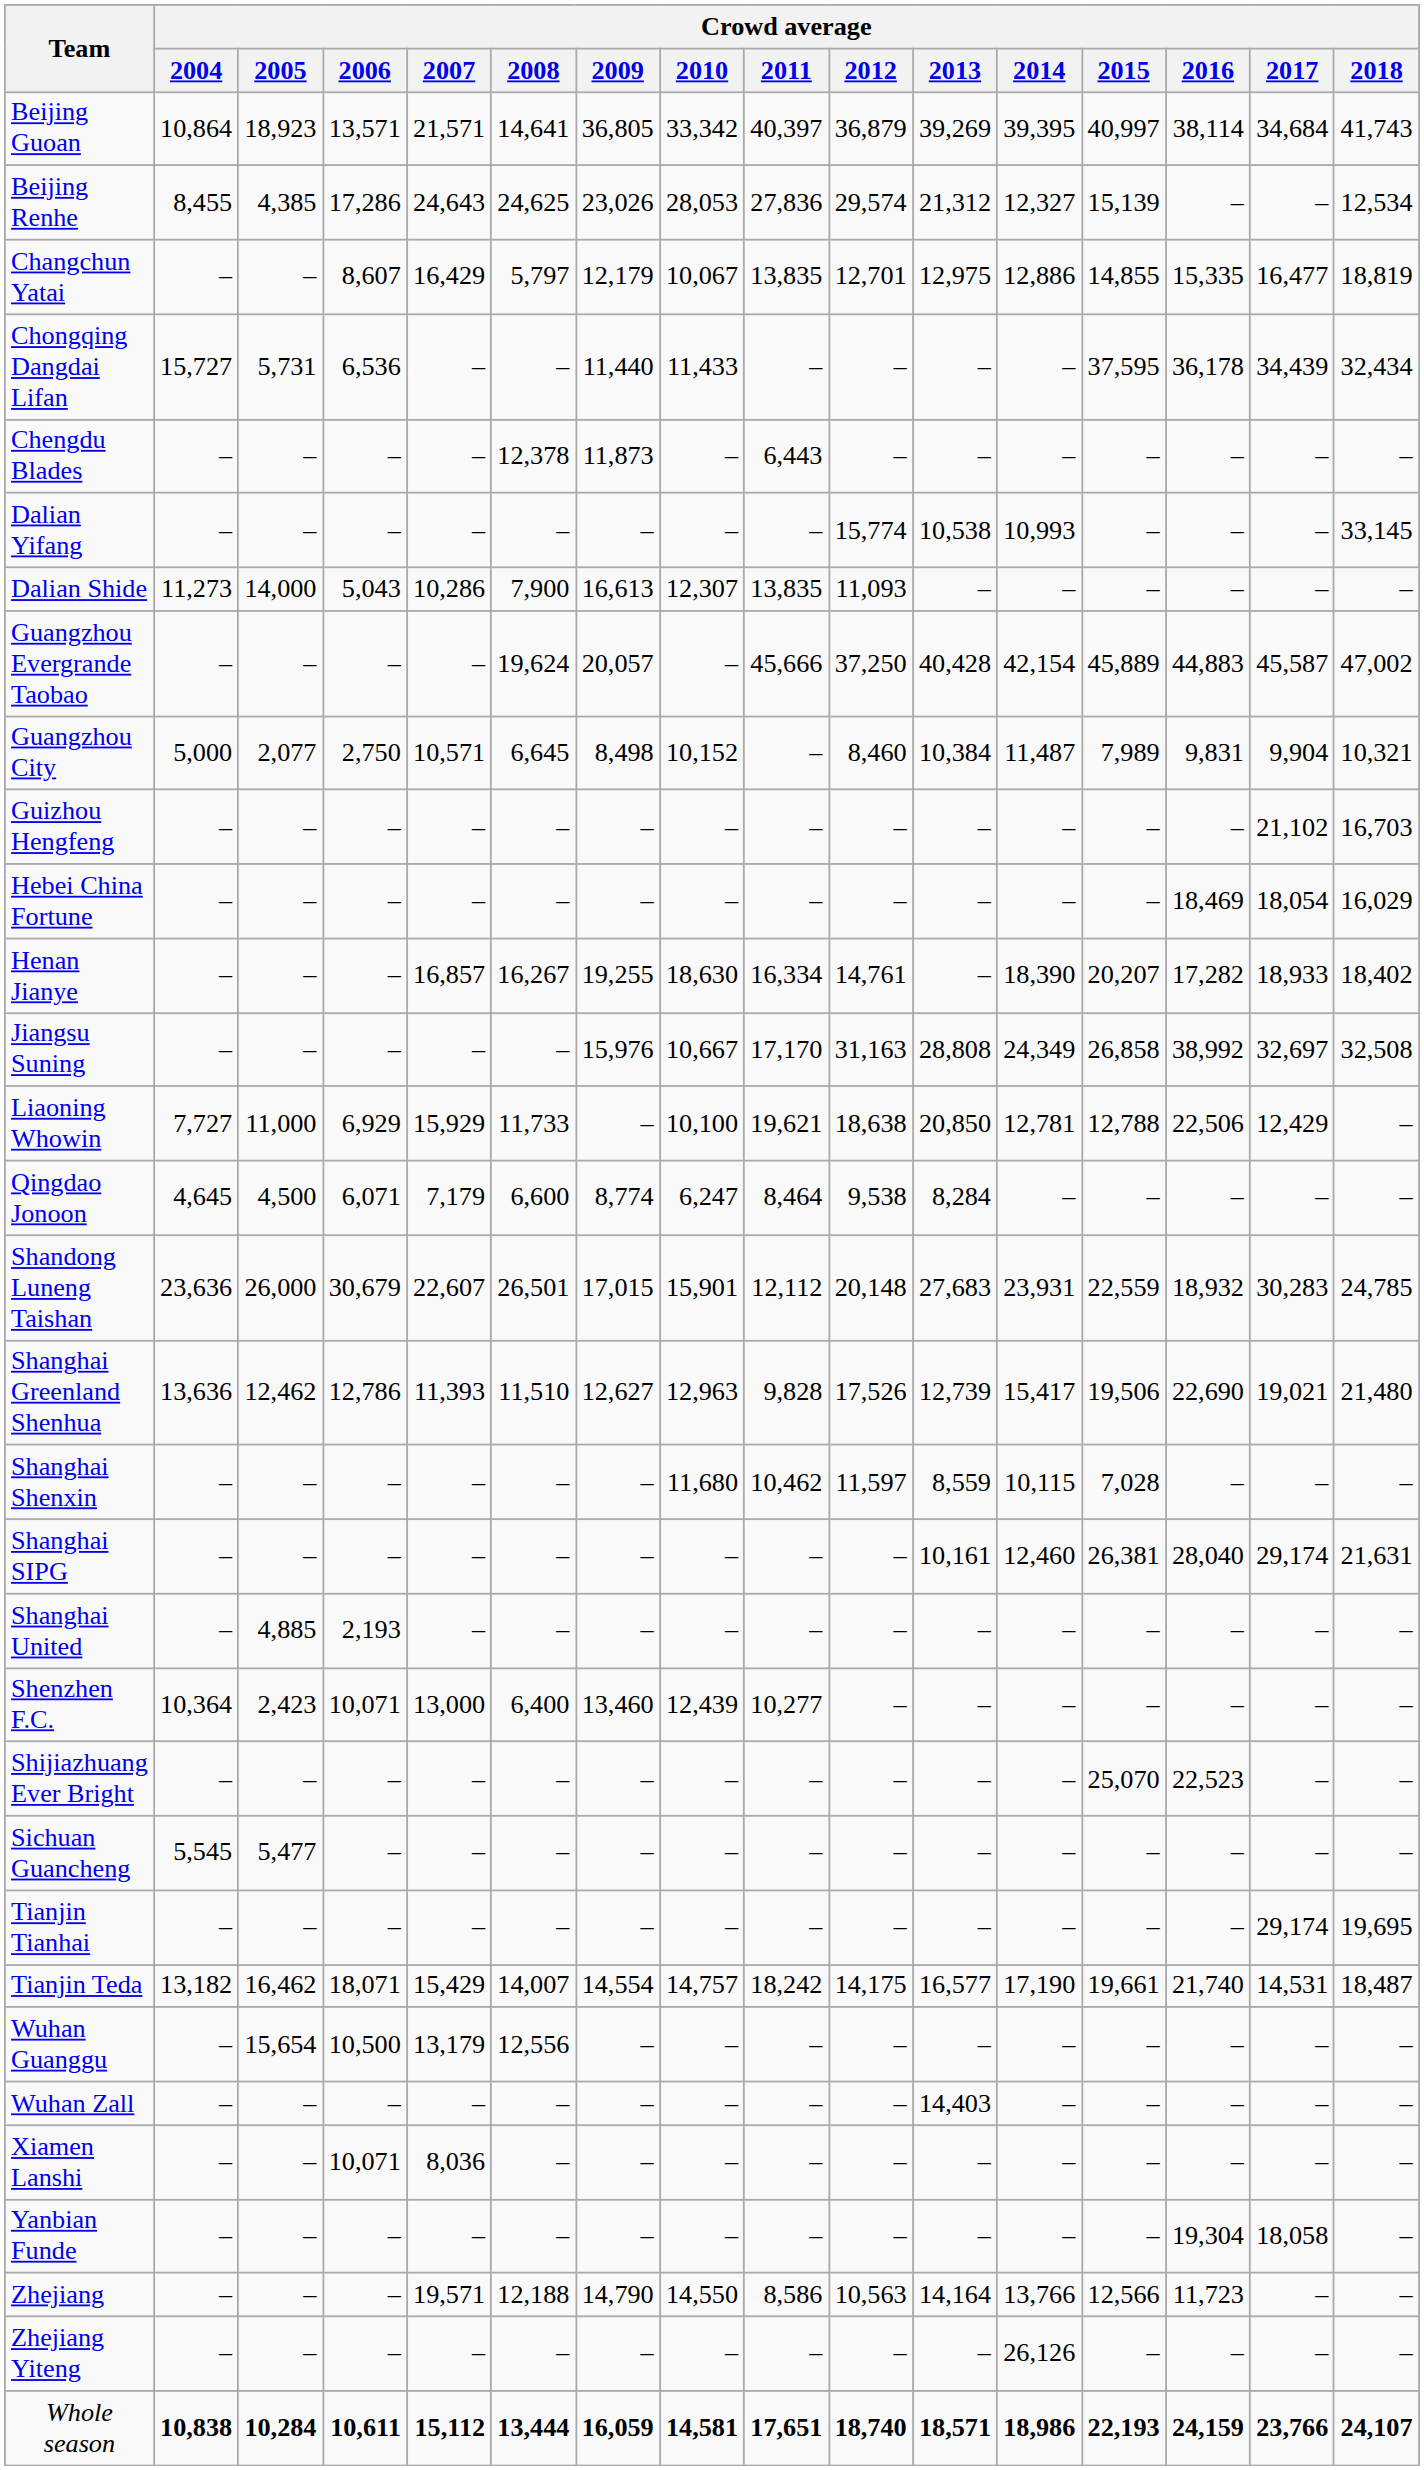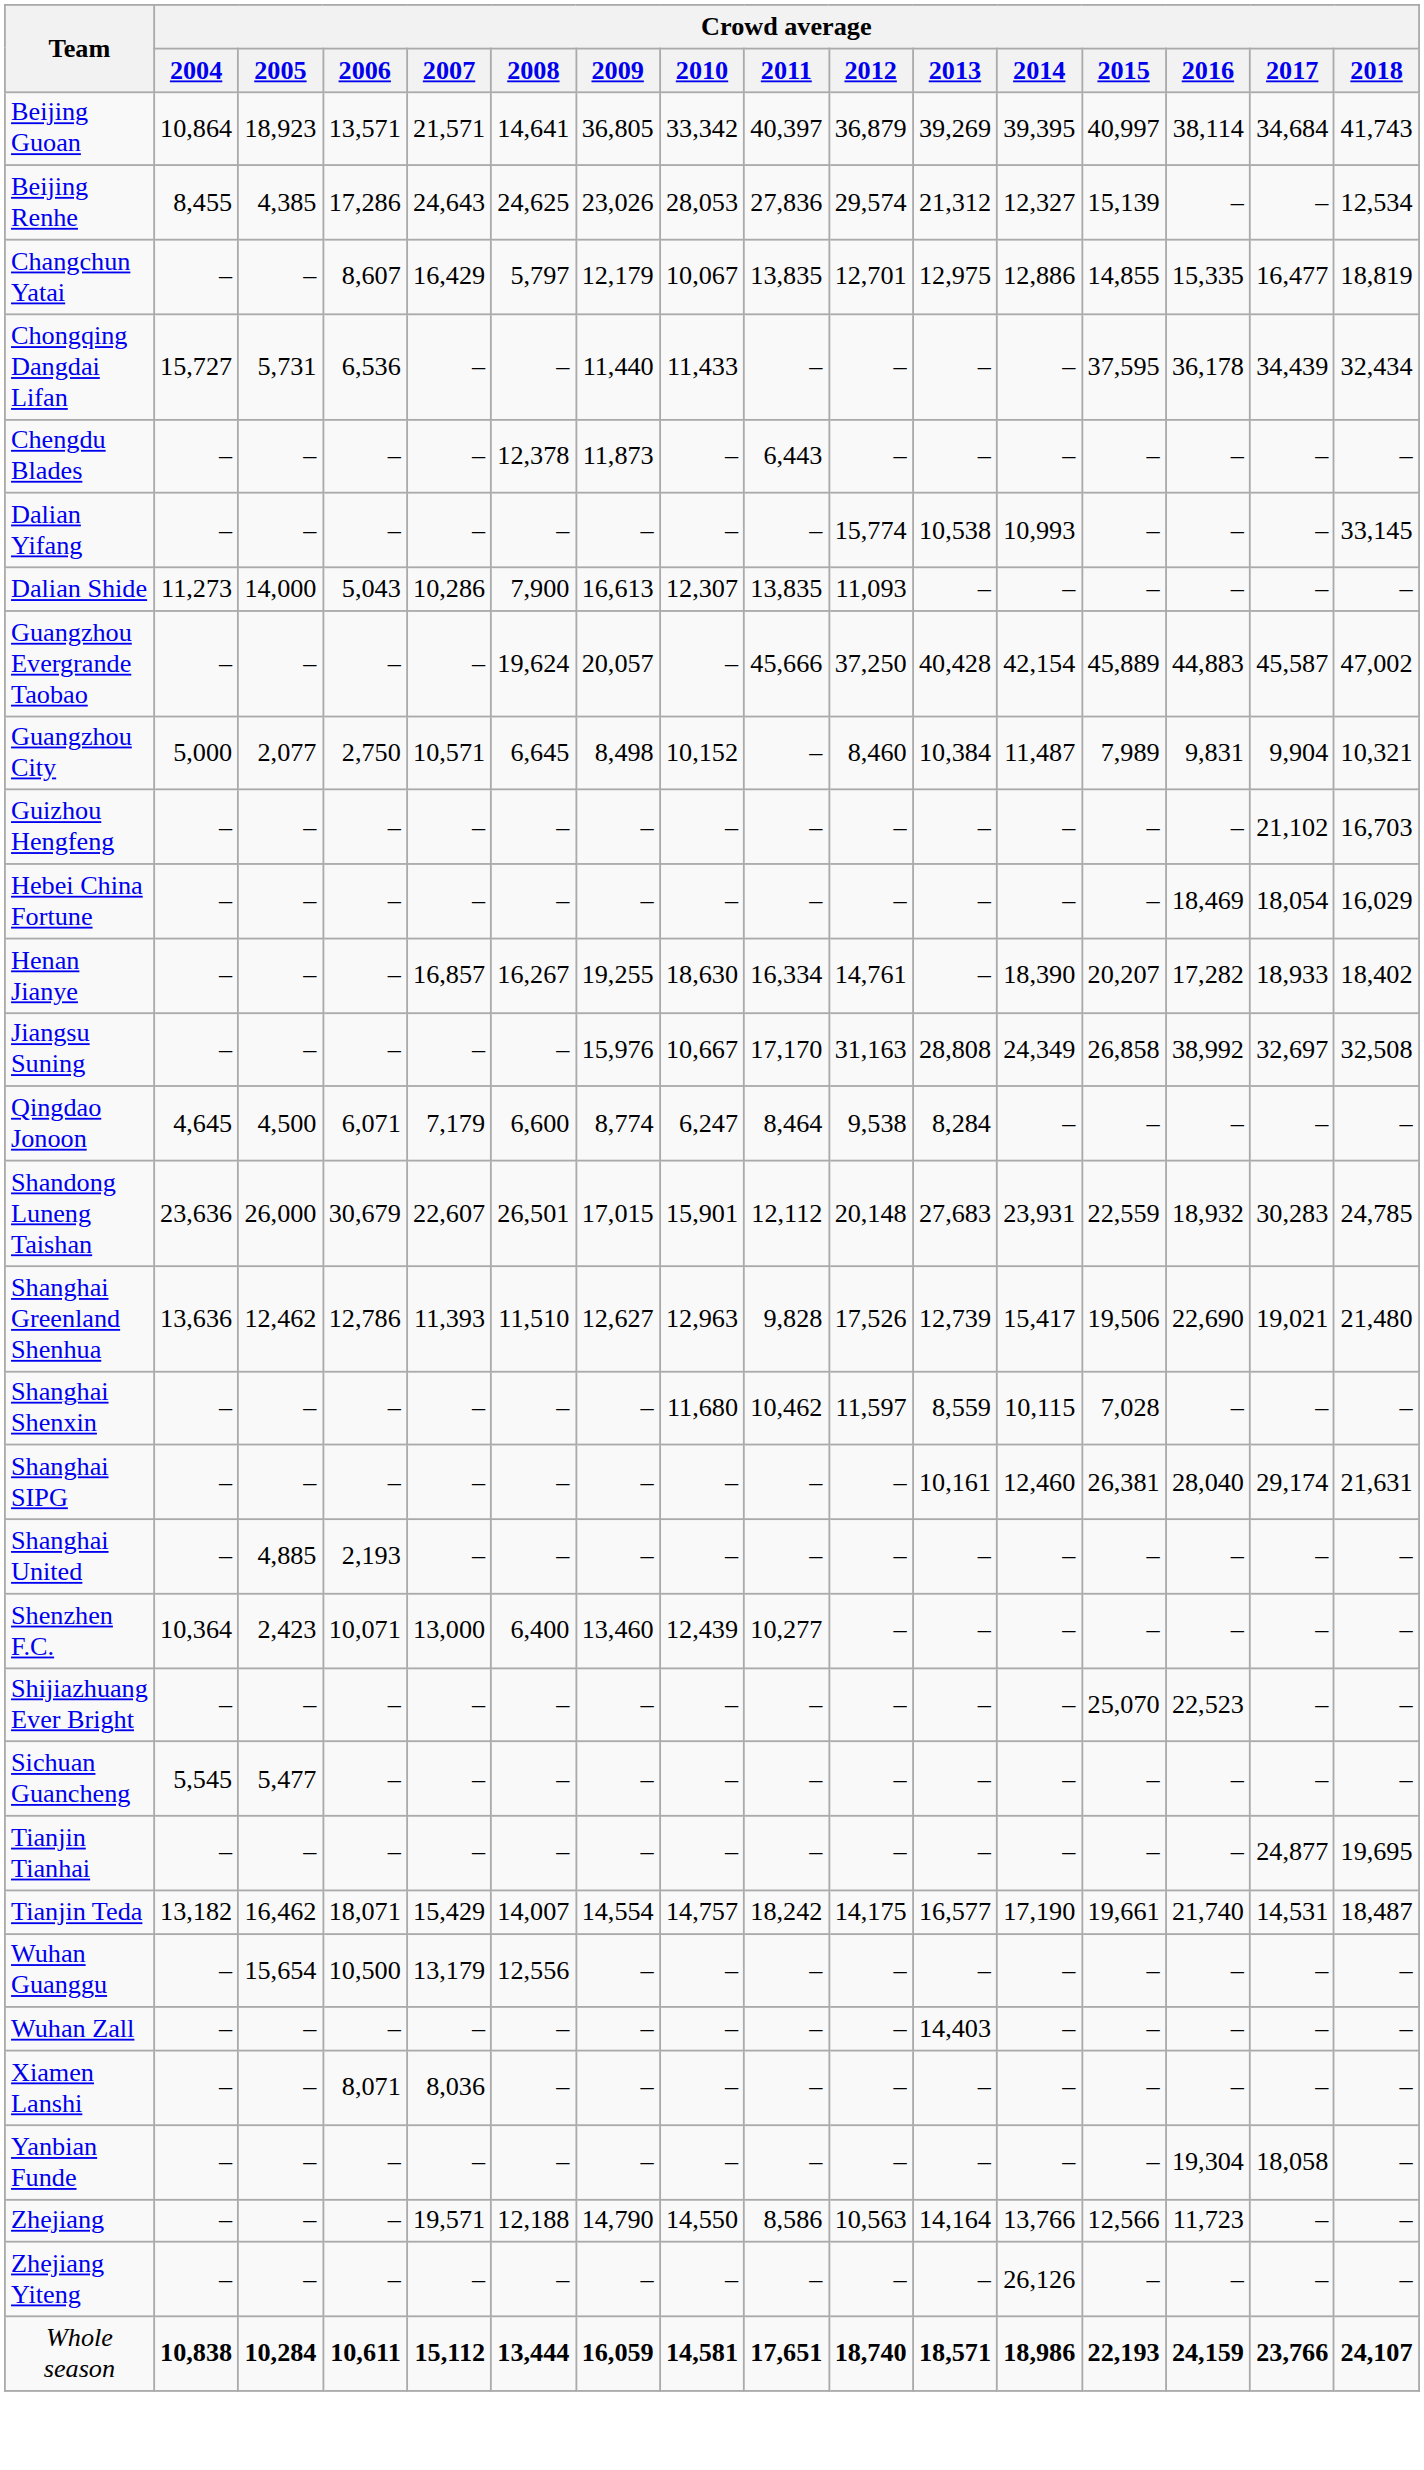- row: (58, 1123)
(1292, 1927) 29,174 -> (1292, 1852) 24,877
(365, 2161) 10,071 -> (371, 2087) 8,071
